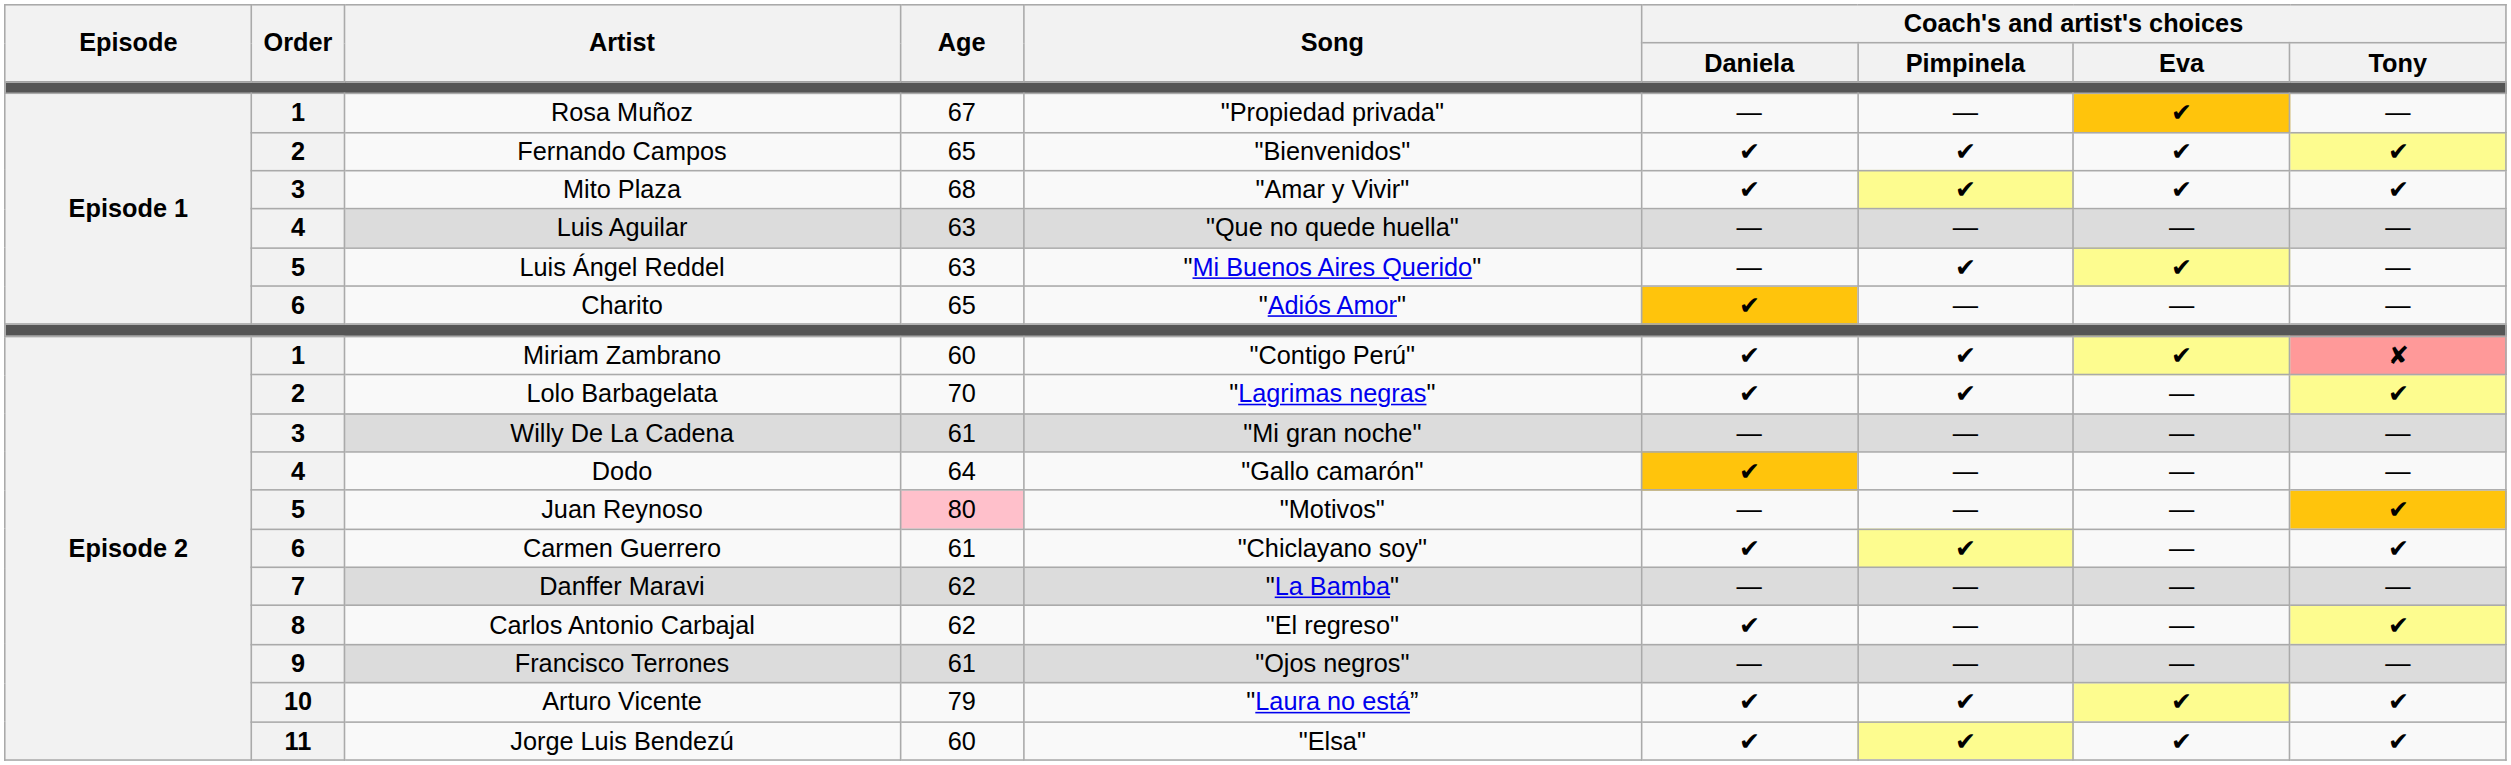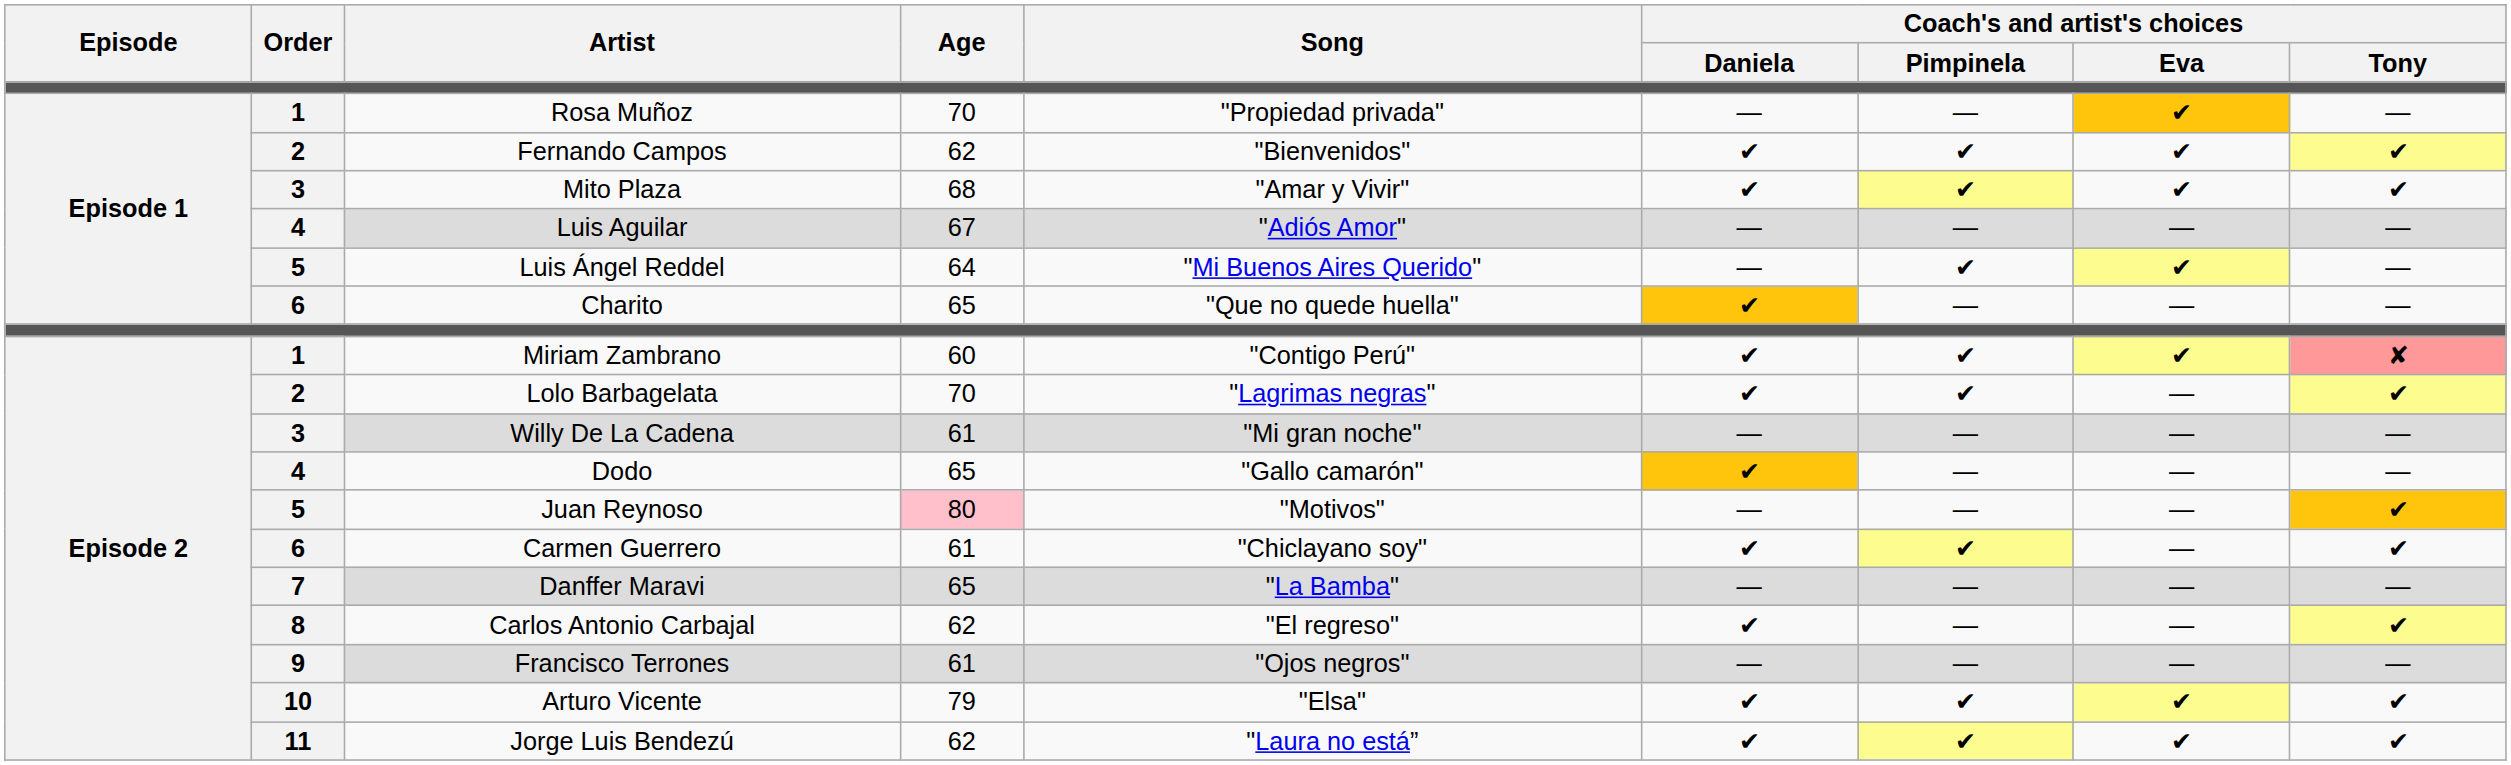(962, 113) 67 -> (962, 113) 70
(962, 151) 65 -> (962, 151) 62
(962, 228) 63 -> (962, 228) 67
(1332, 228) "Que no quede huella" -> (1332, 228) "Adiós Amor"
(962, 267) 63 -> (962, 267) 64
(1332, 305) "Adiós Amor" -> (1332, 305) "Que no quede huella"
(962, 471) 64 -> (962, 471) 65
(962, 587) 62 -> (962, 587) 65
(1332, 702) "Laura no está” -> (1332, 702) "Elsa"
(962, 741) 60 -> (962, 741) 62
(1332, 741) "Elsa" -> (1332, 741) "Laura no está”
